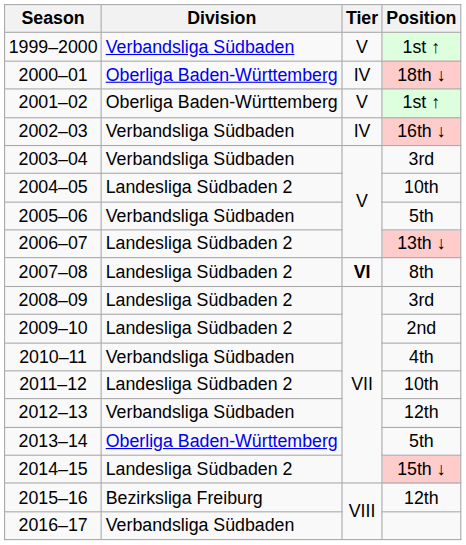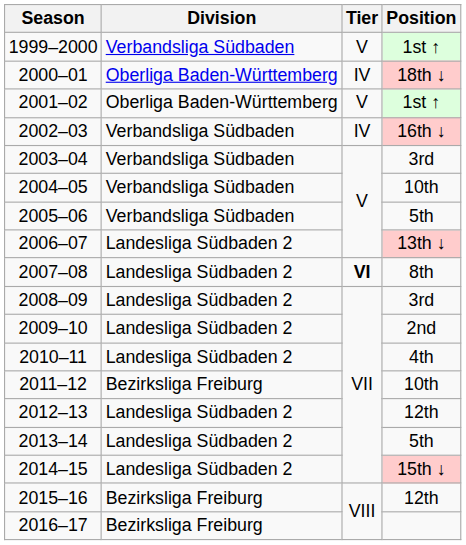(199, 187) Landesliga Südbaden 2 -> (200, 187) Verbandsliga Südbaden
(200, 356) Verbandsliga Südbaden -> (199, 356) Landesliga Südbaden 2
(199, 384) Landesliga Südbaden 2 -> (184, 384) Bezirksliga Freiburg
(200, 412) Verbandsliga Südbaden -> (199, 412) Landesliga Südbaden 2
(222, 441) Oberliga Baden-Württemberg -> (199, 441) Landesliga Südbaden 2
(200, 525) Verbandsliga Südbaden -> (184, 525) Bezirksliga Freiburg
